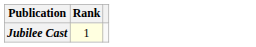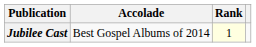+ column: (141, 13)
